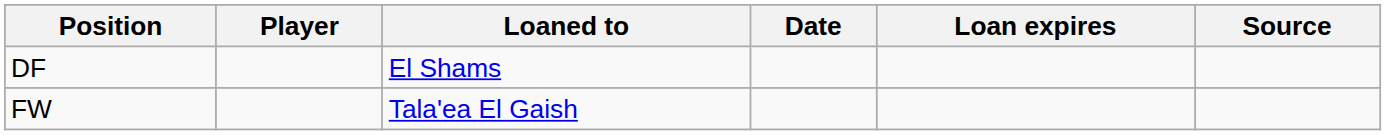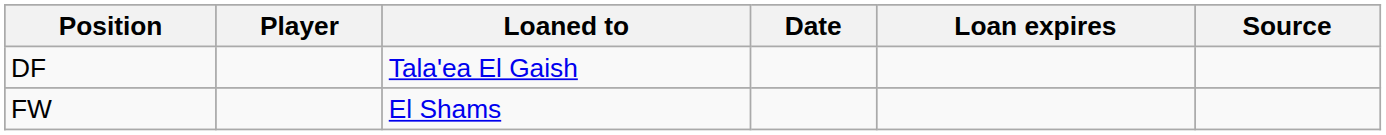(445, 67) El Shams -> (483, 67) Tala'ea El Gaish
(483, 109) Tala'ea El Gaish -> (445, 109) El Shams
